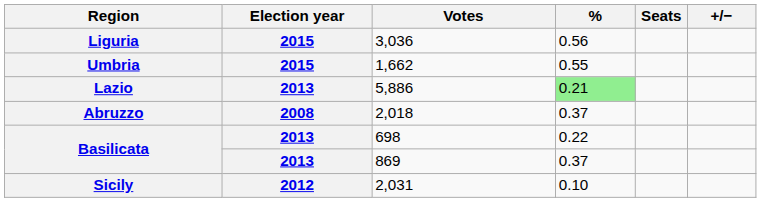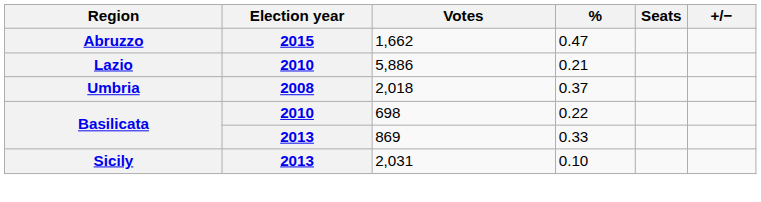- row: (394, 40)
(113, 64) Umbria -> (113, 40) Abruzzo
(574, 64) 0.55 -> (574, 40) 0.47
(297, 88) 2013 -> (297, 64) 2010
(574, 88) lightgreen background -> (574, 64) no background
(113, 112) Abruzzo -> (113, 88) Umbria
(297, 137) 2013 -> (297, 112) 2010
(574, 161) 0.37 -> (574, 137) 0.33
(297, 185) 2012 -> (297, 161) 2013
